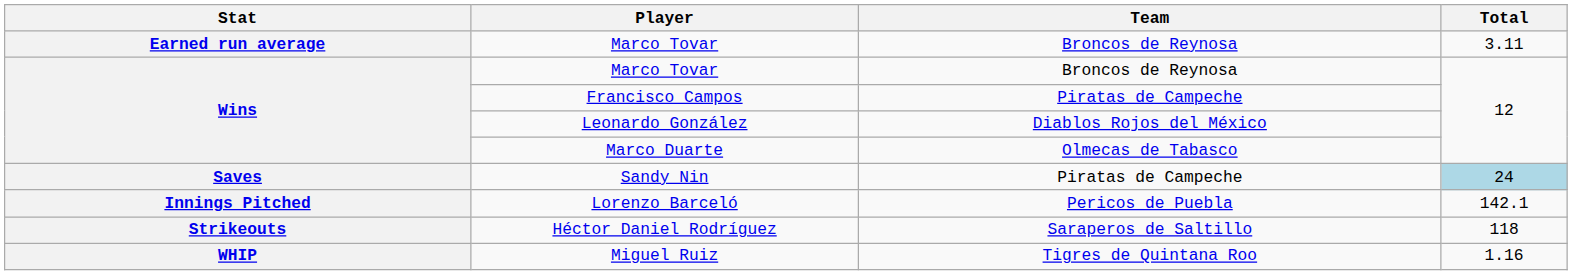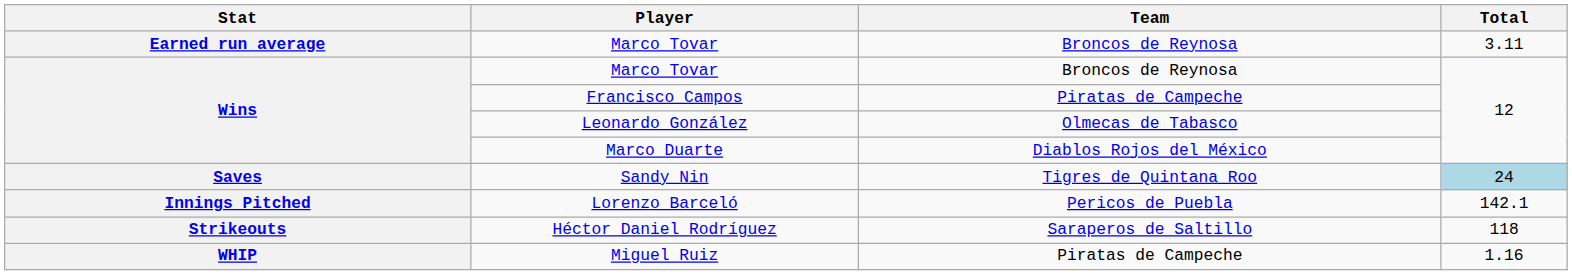(1150, 124) Diablos Rojos del México -> (1150, 124) Olmecas de Tabasco
(1150, 150) Olmecas de Tabasco -> (1150, 150) Diablos Rojos del México
(1150, 177) Piratas de Campeche -> (1150, 177) Tigres de Quintana Roo
(1150, 256) Tigres de Quintana Roo -> (1150, 256) Piratas de Campeche
